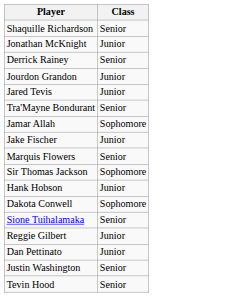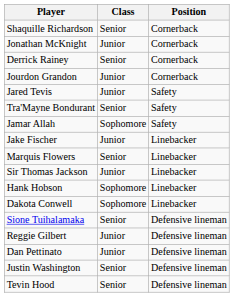+ column: (189, 12)
(123, 172) Sophomore -> (112, 172) Junior
(112, 188) Junior -> (123, 188) Sophomore
